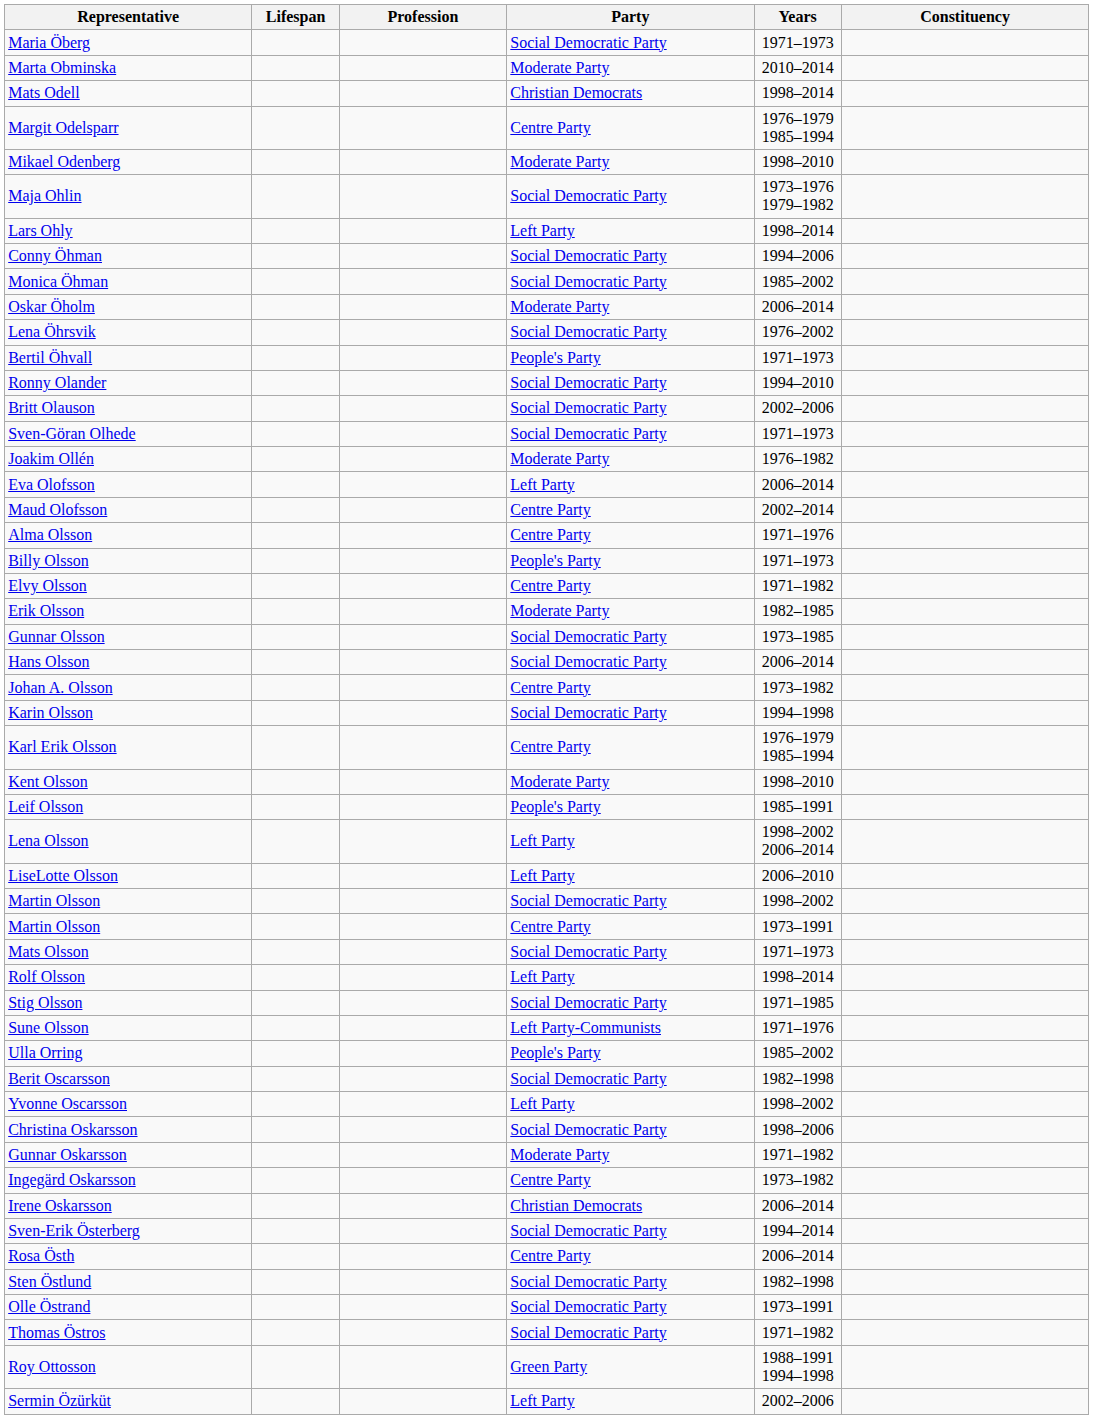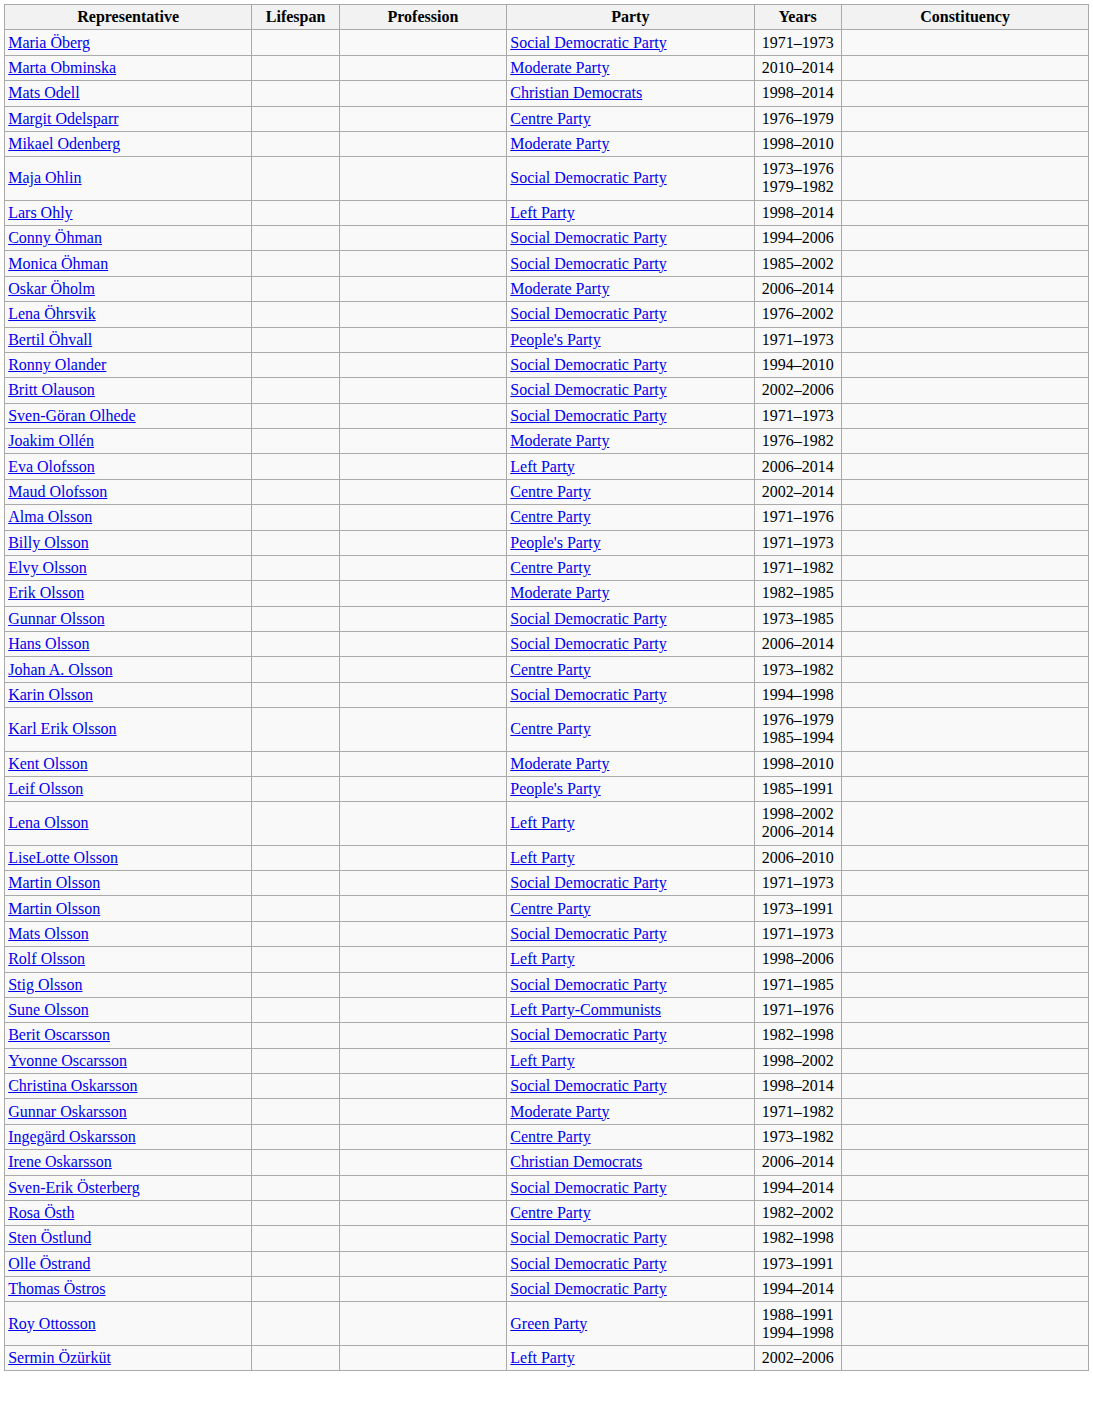(798, 127) 1976–1979 1985–1994 -> (798, 118) 1976–1979
(798, 901) 1998–2002 -> (798, 883) 1971–1973
(798, 977) 1998–2014 -> (798, 959) 1998–2006
- row: (45, 1053)
(798, 1129) 1998–2006 -> (798, 1086) 1998–2014
(798, 1256) 2006–2014 -> (798, 1213) 1982–2002
(798, 1332) 1971–1982 -> (798, 1289) 1994–2014
